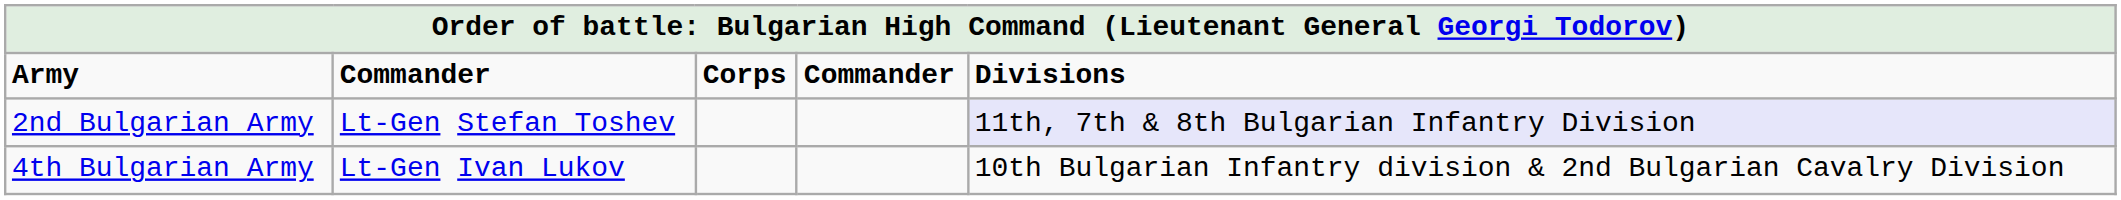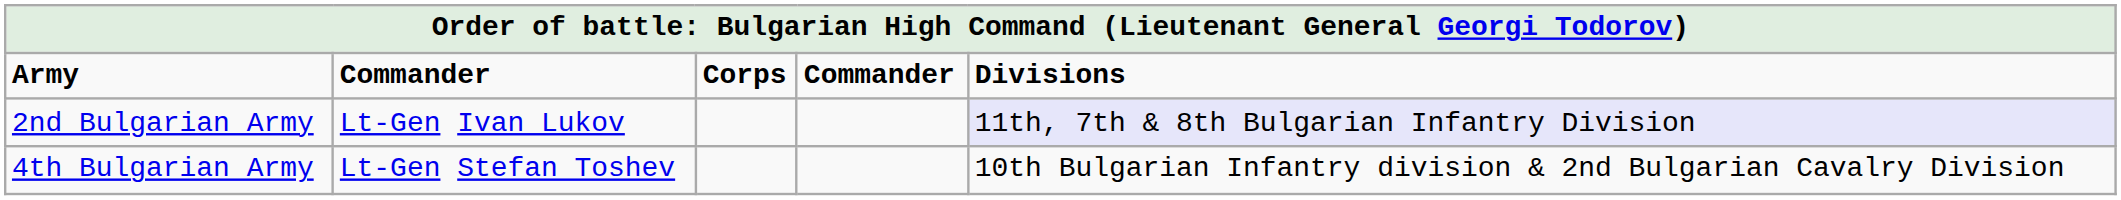(507, 123) Lt-Gen Stefan Toshev -> (482, 123) Lt-Gen Ivan Lukov
(482, 170) Lt-Gen Ivan Lukov -> (507, 170) Lt-Gen Stefan Toshev
